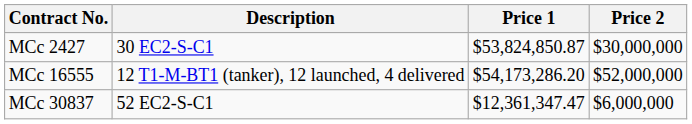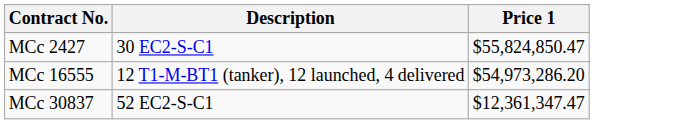- column: (638, 18)
(529, 47) $53,824,850.87 -> (529, 47) $55,824,850.47
(529, 75) $54,173,286.20 -> (529, 75) $54,973,286.20
